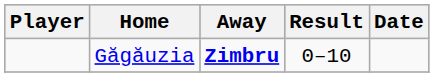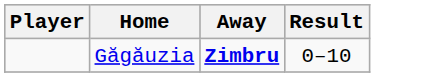- column: (399, 22)
